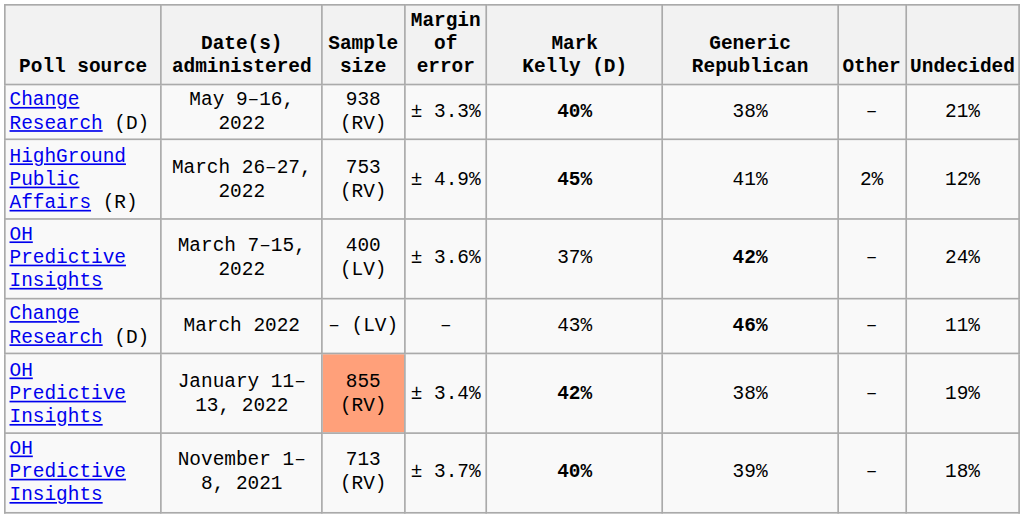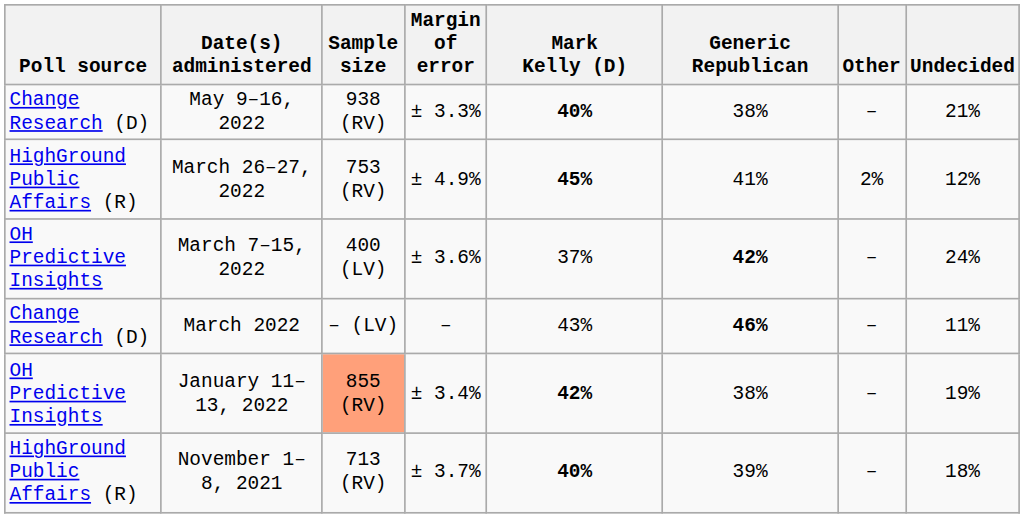(68, 472) OH Predictive Insights -> (74, 472) HighGround Public Affairs (R)
